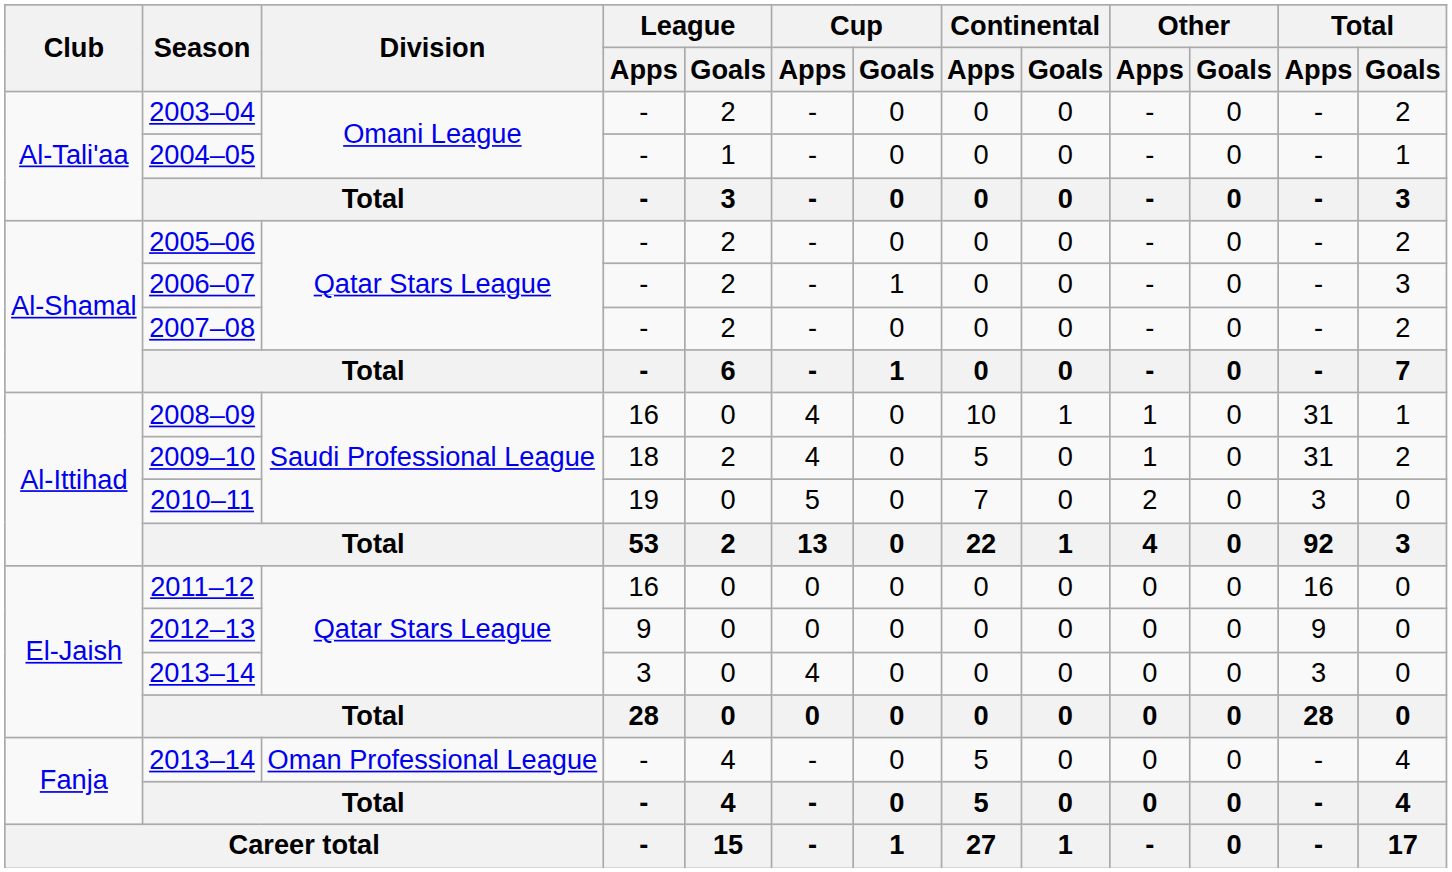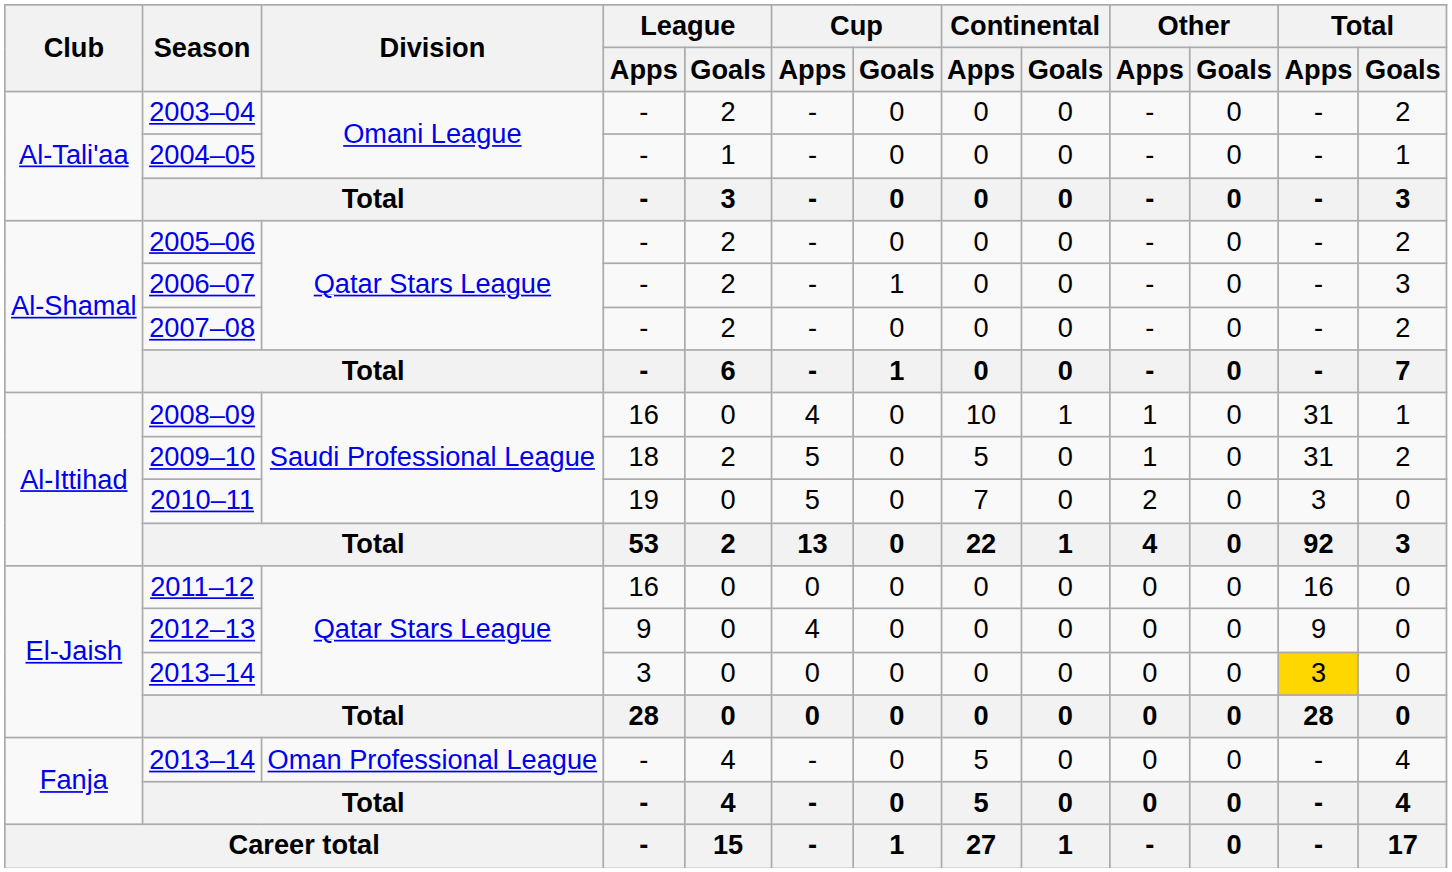(812, 457) 4 -> (812, 457) 5
(812, 629) 0 -> (812, 629) 4
(812, 673) 4 -> (812, 673) 0
(1318, 673) no background -> (1318, 673) gold background
